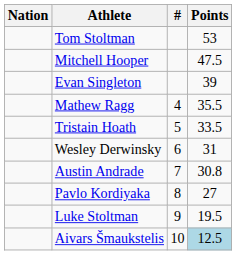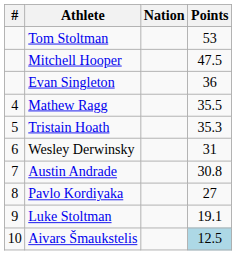columns swapped: (178, 15) <-> (28, 15)
(210, 82) 39 -> (210, 82) 36
(210, 127) 33.5 -> (210, 127) 35.3
(210, 216) 19.5 -> (210, 216) 19.1
